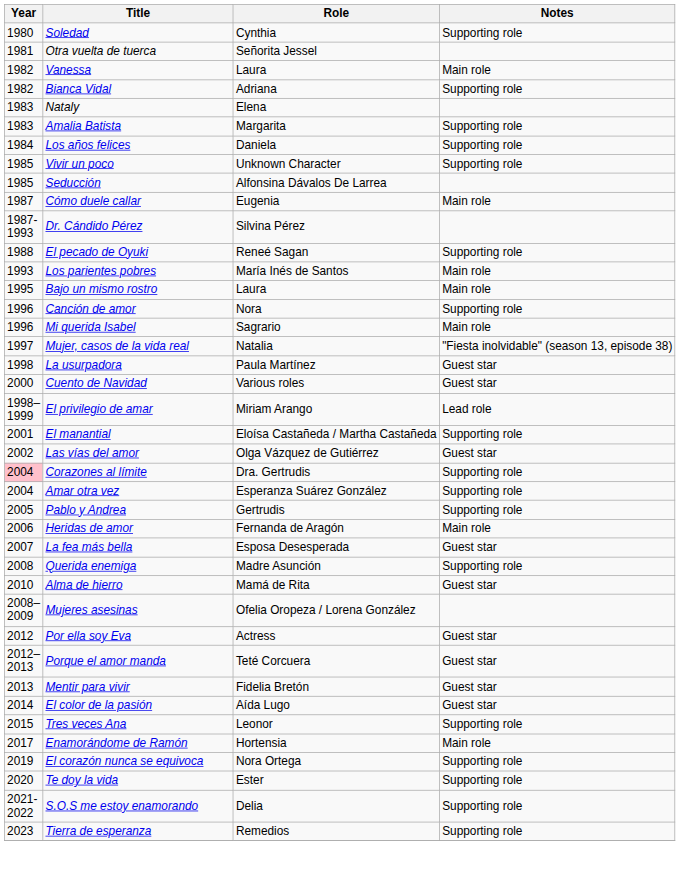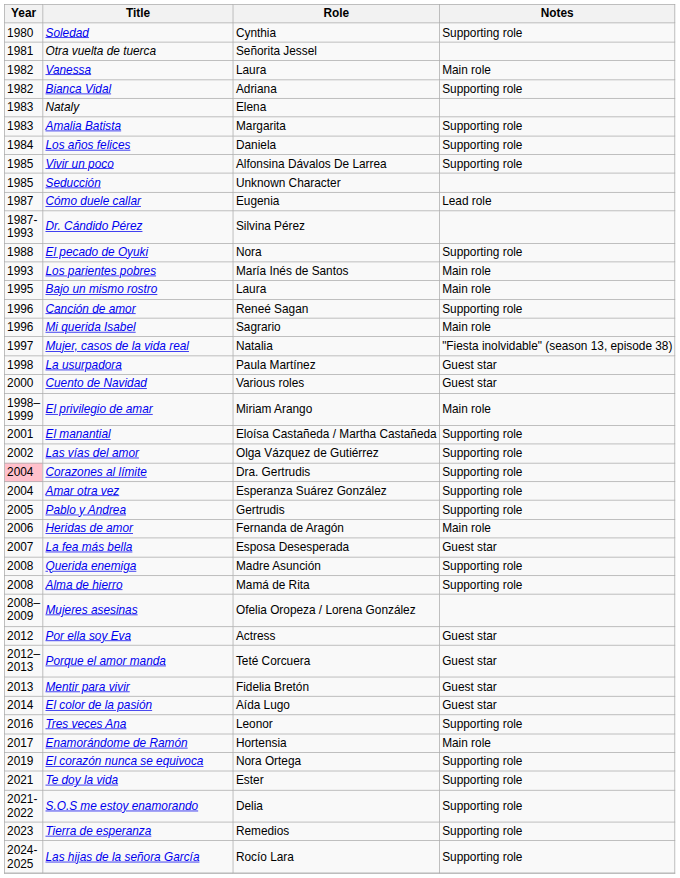(288, 164) Unknown Character -> (311, 164) Alfonsina Dávalos De Larrea
(311, 182) Alfonsina Dávalos De Larrea -> (288, 182) Unknown Character
(466, 201) Main role -> (467, 201) Lead role
(272, 252) Reneé Sagan -> (249, 252) Nora
(249, 308) Nora -> (272, 308) Reneé Sagan
(467, 409) Lead role -> (466, 409) Main role
(469, 453) Guest star -> (482, 453) Supporting role
(20, 585) 2010 -> (20, 585) 2008
(469, 585) Guest star -> (482, 585) Supporting role
(20, 724) 2015 -> (20, 724) 2016
(20, 780) 2020 -> (20, 780) 2021
+ row: (122, 857)
